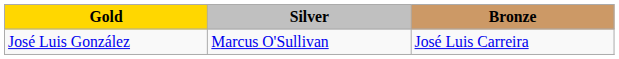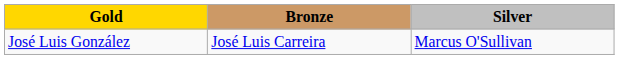columns swapped: (309, 16) <-> (513, 16)
